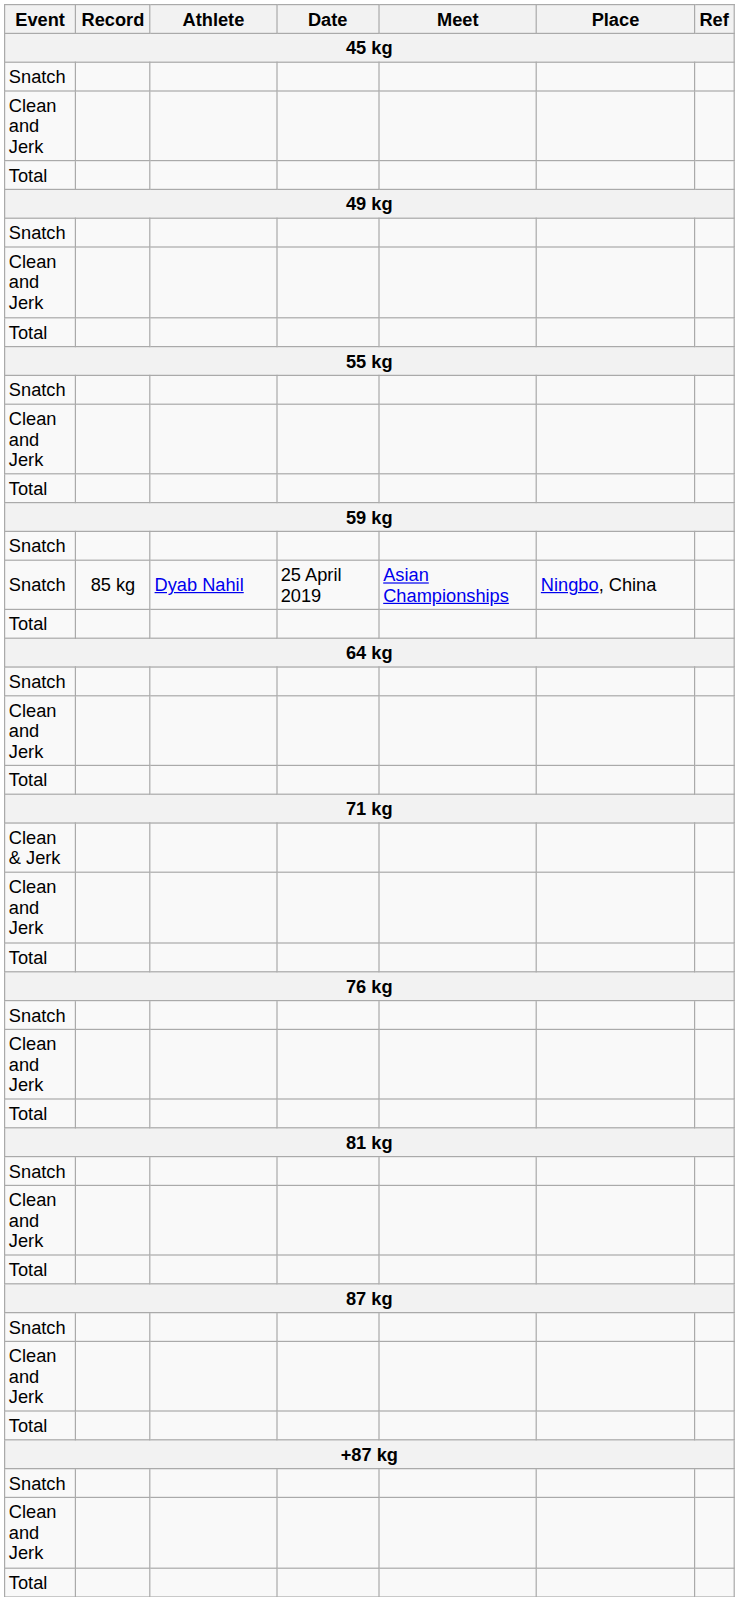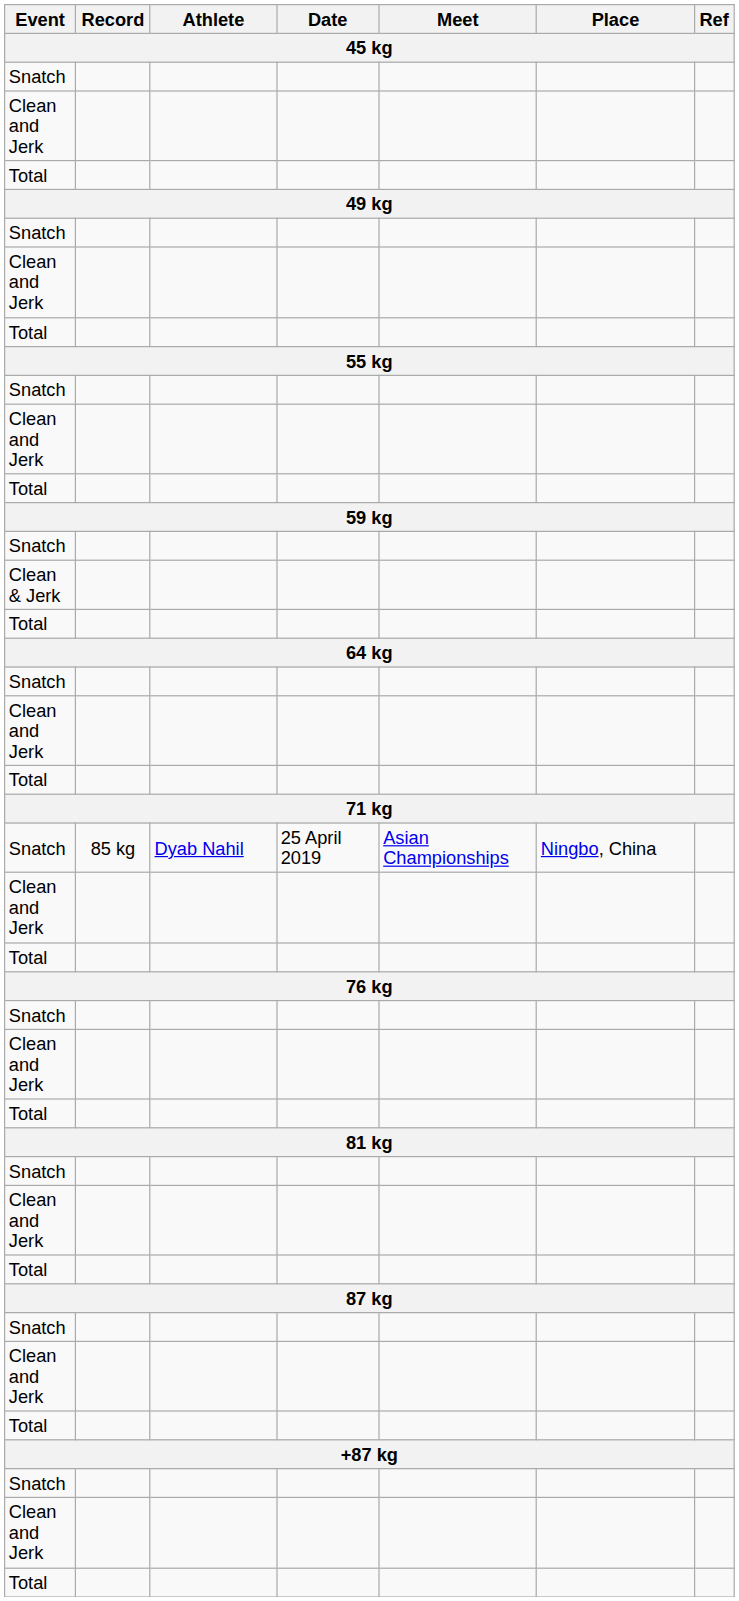rows swapped: (35, 848) <-> (37, 585)
